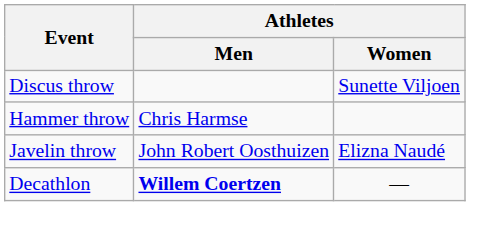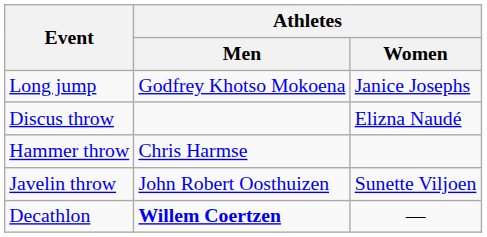+ row: (53, 86)
(399, 86) Sunette Viljoen -> (408, 118) Elizna Naudé
(392, 151) Elizna Naudé -> (416, 183) Sunette Viljoen
